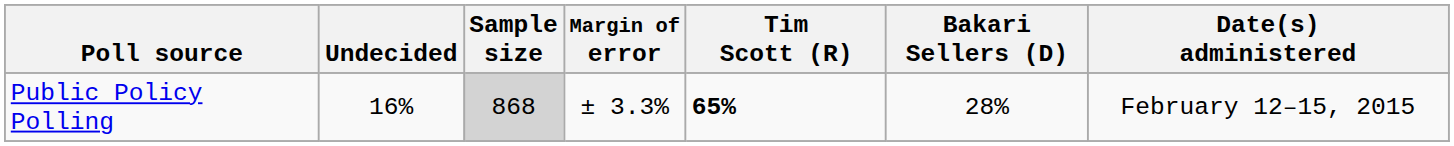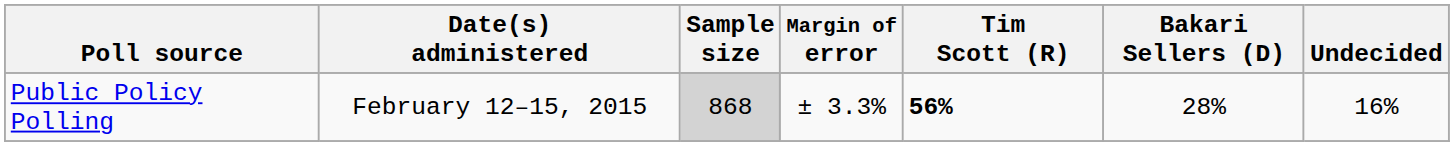columns swapped: (1268, 39) <-> (391, 53)
(714, 108) 65% -> (931, 108) 56%
